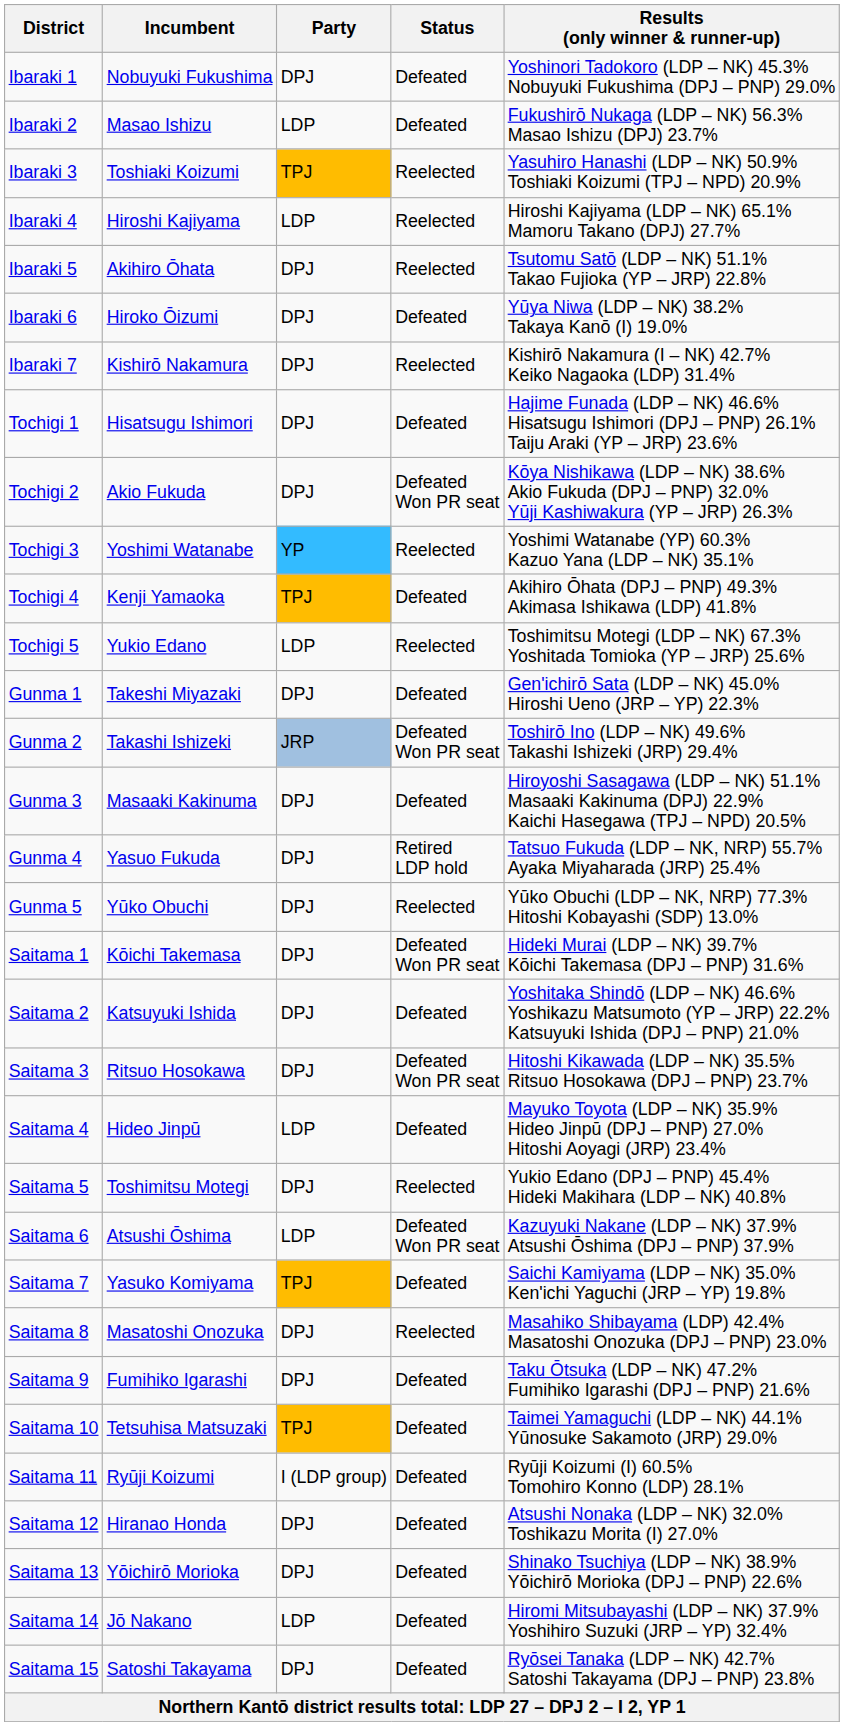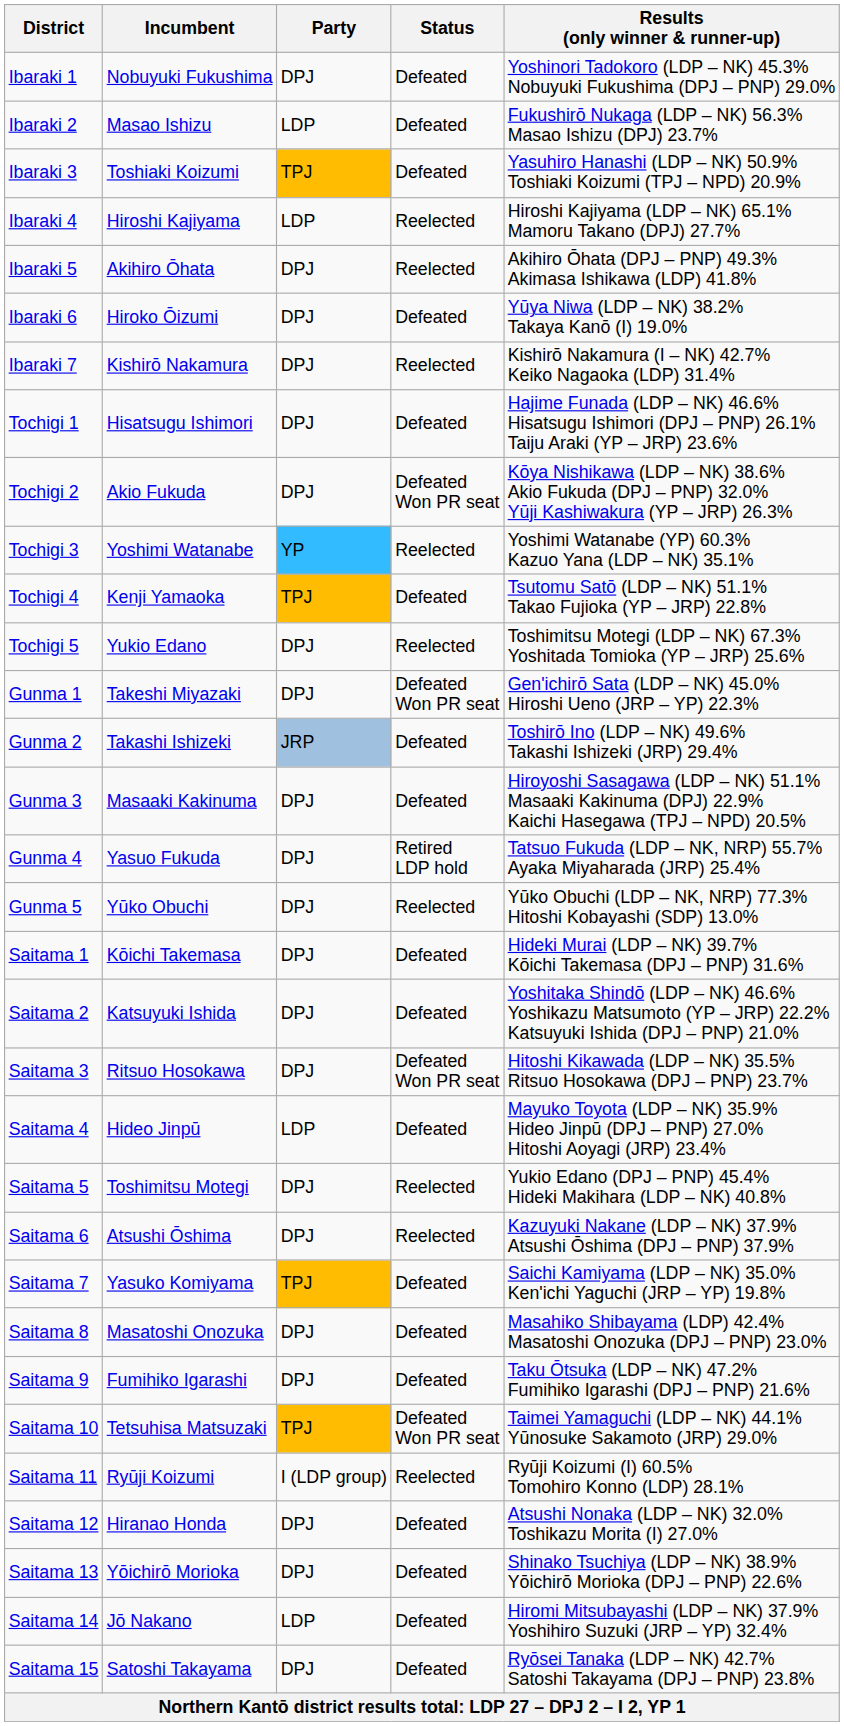(435, 173) Reelected -> (431, 173) Defeated
(637, 269) Tsutomu Satō (LDP – NK) 51.1% Takao Fujioka (YP – JRP) 22.8% -> (642, 269) Akihiro Ōhata (DPJ – PNP) 49.3% Akimasa Ishikawa (LDP) 41.8%
(642, 598) Akihiro Ōhata (DPJ – PNP) 49.3% Akimasa Ishikawa (LDP) 41.8% -> (637, 598) Tsutomu Satō (LDP – NK) 51.1% Takao Fujioka (YP – JRP) 22.8%
(298, 646) LDP -> (297, 646) DPJ
(431, 694) Defeated -> (447, 694) Defeated Won PR seat
(447, 742) Defeated Won PR seat -> (431, 742) Defeated
(447, 955) Defeated Won PR seat -> (431, 955) Defeated
(298, 1235) LDP -> (297, 1235) DPJ
(447, 1235) Defeated Won PR seat -> (435, 1235) Reelected
(435, 1332) Reelected -> (431, 1332) Defeated
(431, 1428) Defeated -> (447, 1428) Defeated Won PR seat
(431, 1476) Defeated -> (435, 1476) Reelected
